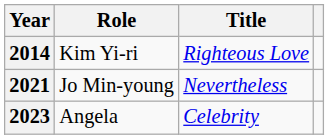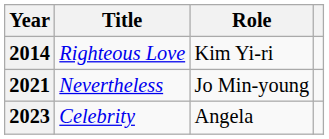columns swapped: (246, 20) <-> (117, 20)
